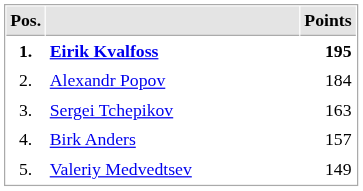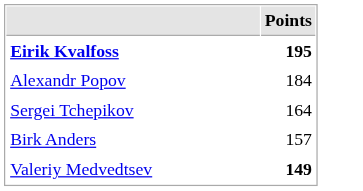- column: (26, 20)
(338, 110) 163 -> (299, 110) 164
(338, 169) normal -> (299, 169) bold
